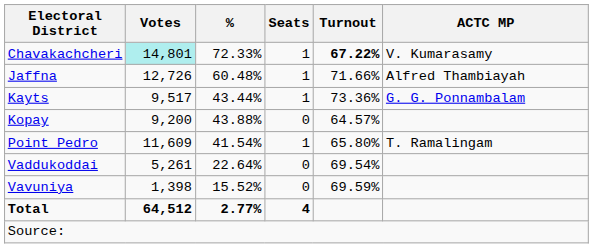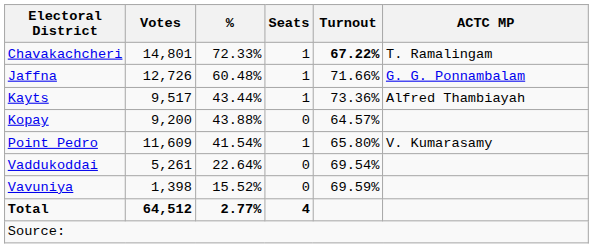(167, 54) paleturquoise background -> (167, 54) no background
(439, 54) V. Kumarasamy -> (439, 54) T. Ramalingam
(456, 76) Alfred Thambiayah -> (456, 76) G. G. Ponnambalam
(456, 98) G. G. Ponnambalam -> (456, 98) Alfred Thambiayah
(439, 143) T. Ramalingam -> (439, 143) V. Kumarasamy
